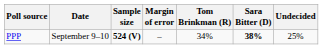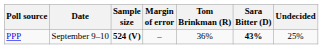(205, 36) 34% -> (205, 36) 36%
(253, 36) 38% -> (253, 36) 43%
